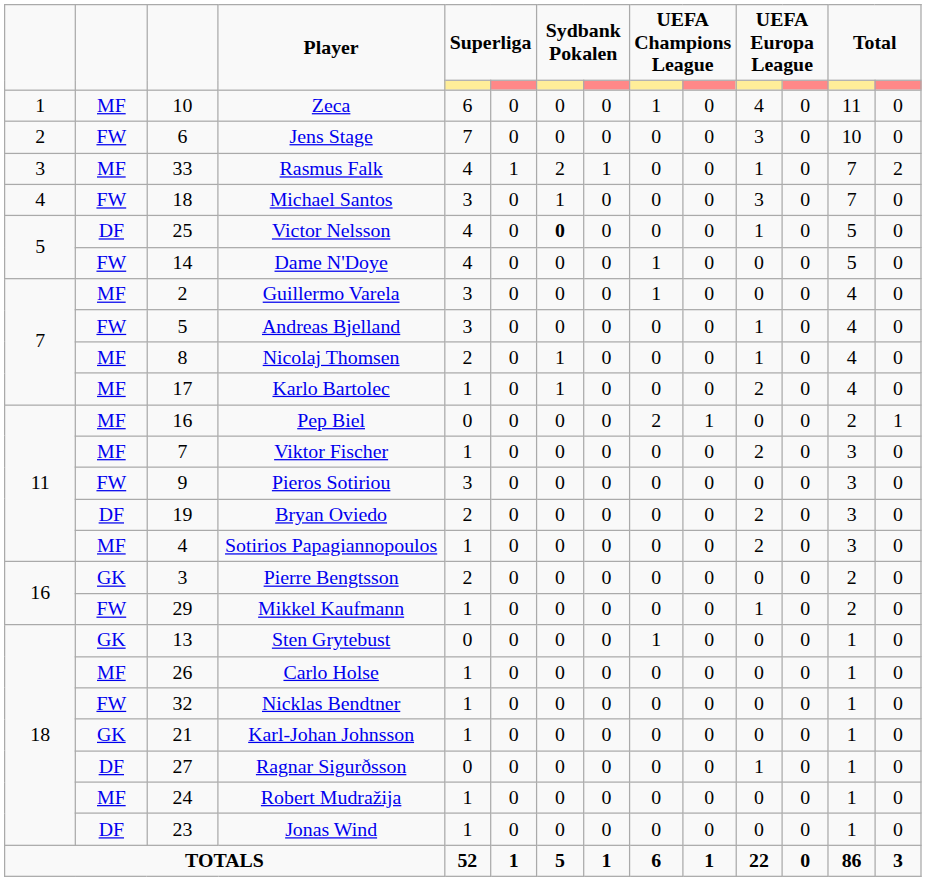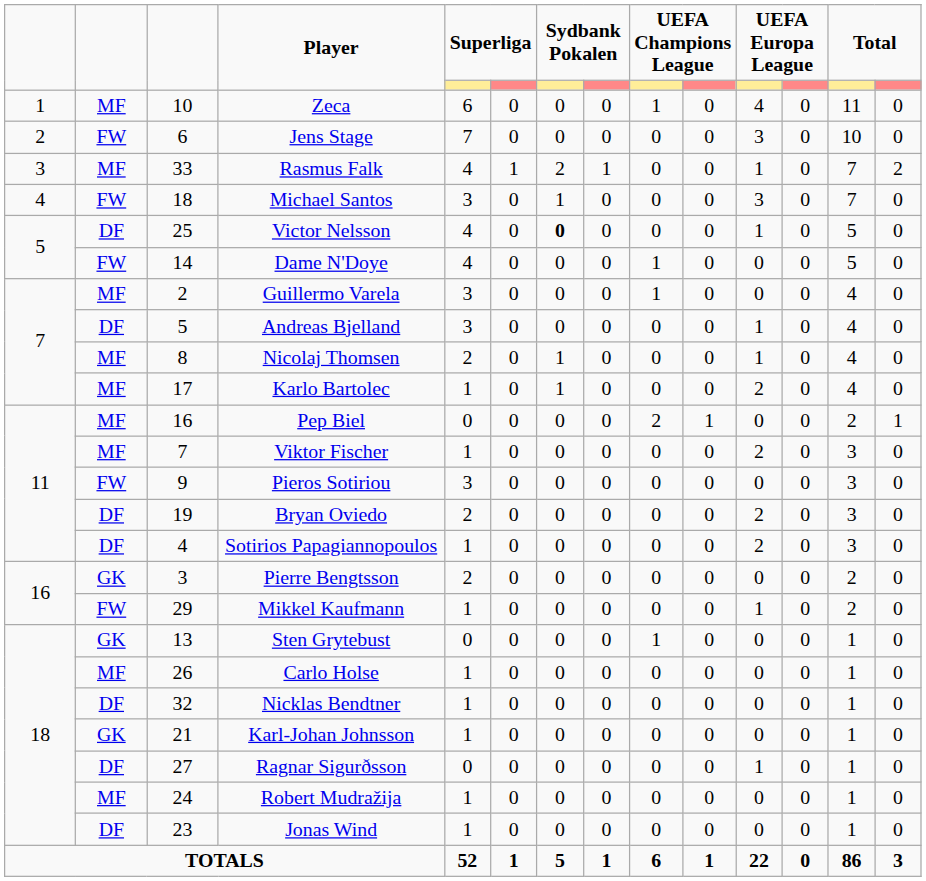(111, 325) FW -> (111, 325) DF
(111, 545) MF -> (111, 545) DF
(111, 703) FW -> (111, 703) DF
